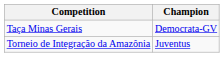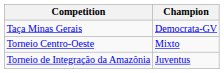+ row: (50, 44)
